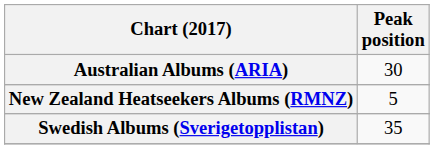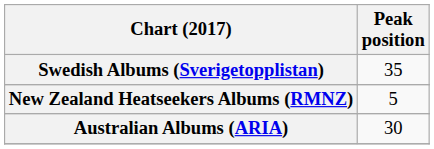rows swapped: (181, 69) <-> (181, 128)
